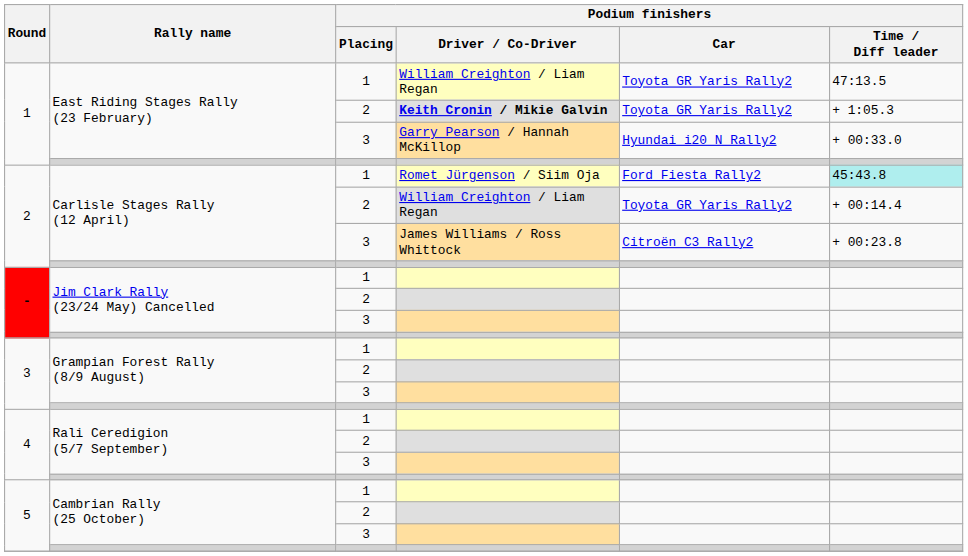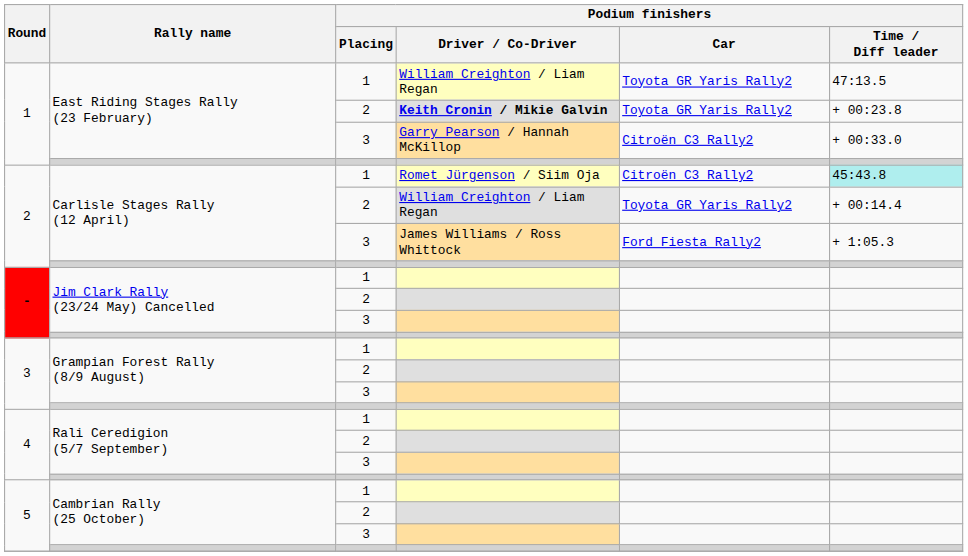(863, 111) + 1:05.3 -> (867, 111) + 00:23.8
(699, 140) Hyundai i20 N Rally2 -> (688, 140) Citroën C3 Rally2
(692, 176) Ford Fiesta Rally2 -> (688, 176) Citroën C3 Rally2
(688, 242) Citroën C3 Rally2 -> (692, 242) Ford Fiesta Rally2
(867, 242) + 00:23.8 -> (863, 242) + 1:05.3
